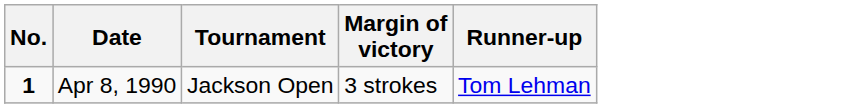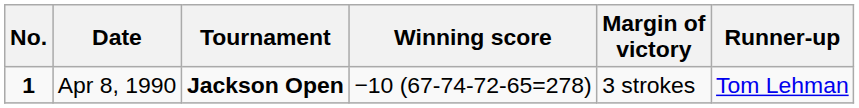+ column: (473, 36)
(260, 85) normal -> (265, 85) bold
